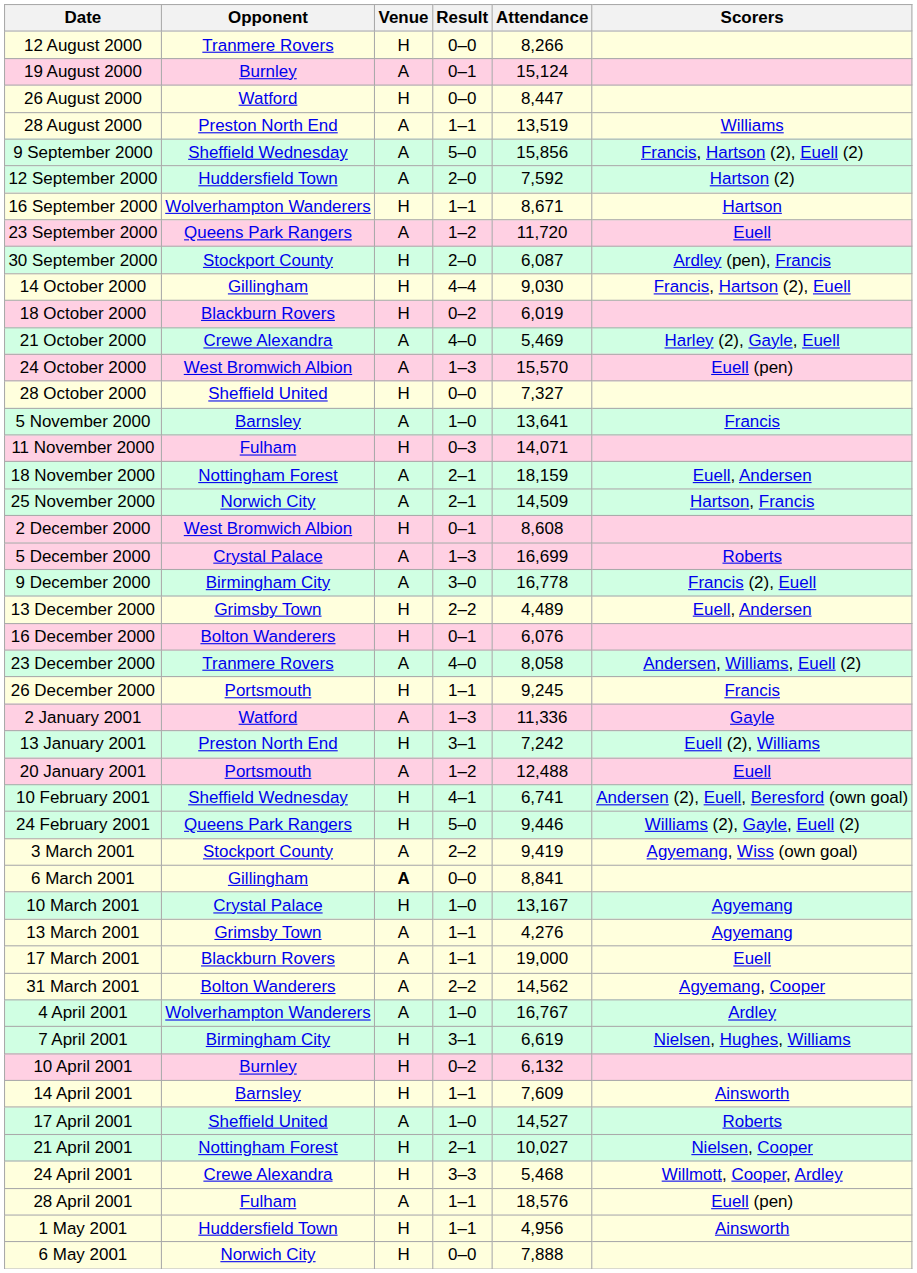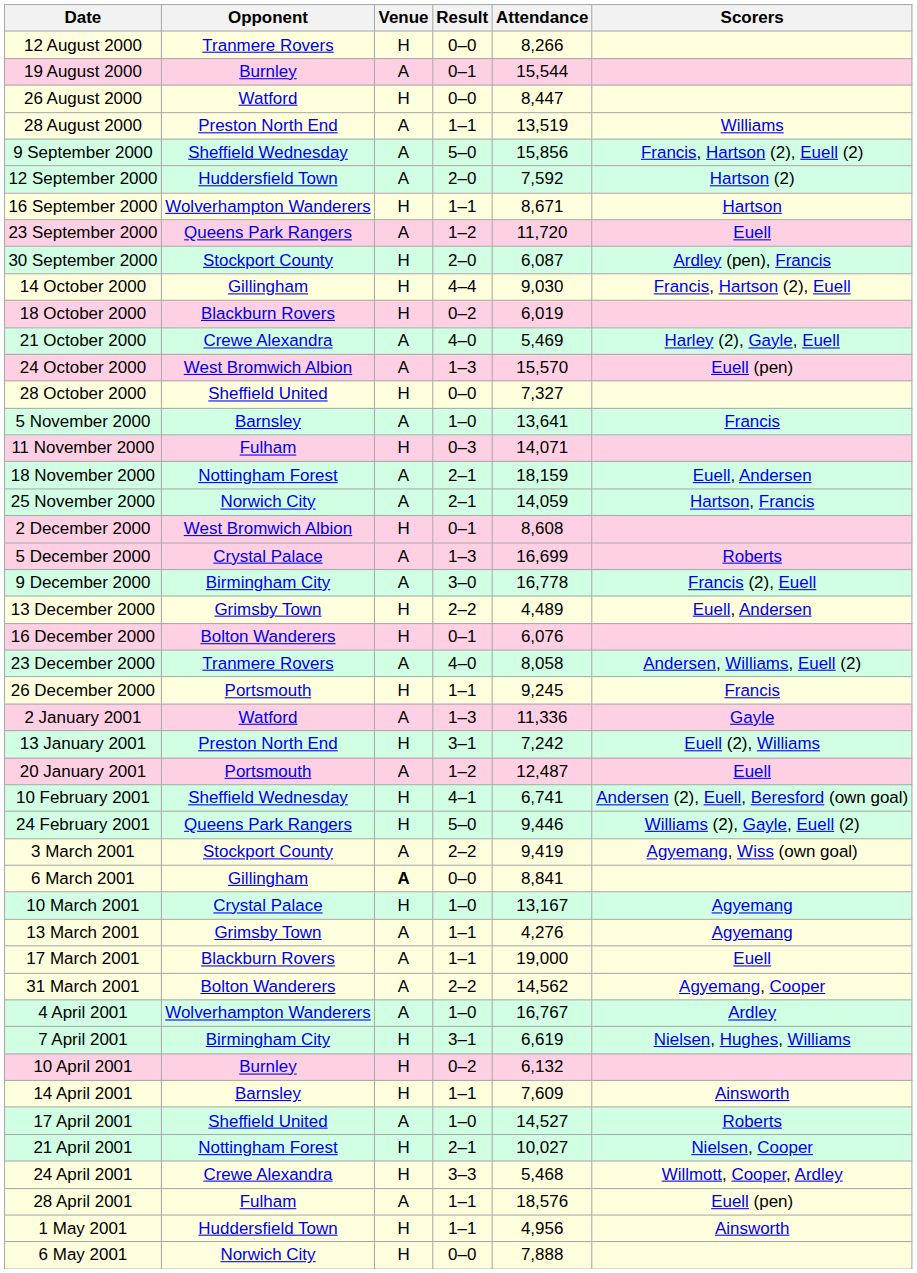(542, 71) 15,124 -> (542, 71) 15,544
(542, 502) 14,509 -> (542, 502) 14,059
(542, 771) 12,488 -> (542, 771) 12,487
